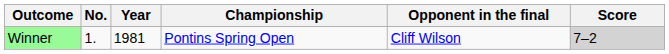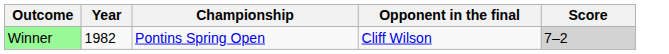- column: (96, 15)
(129, 37) 1981 -> (100, 37) 1982
